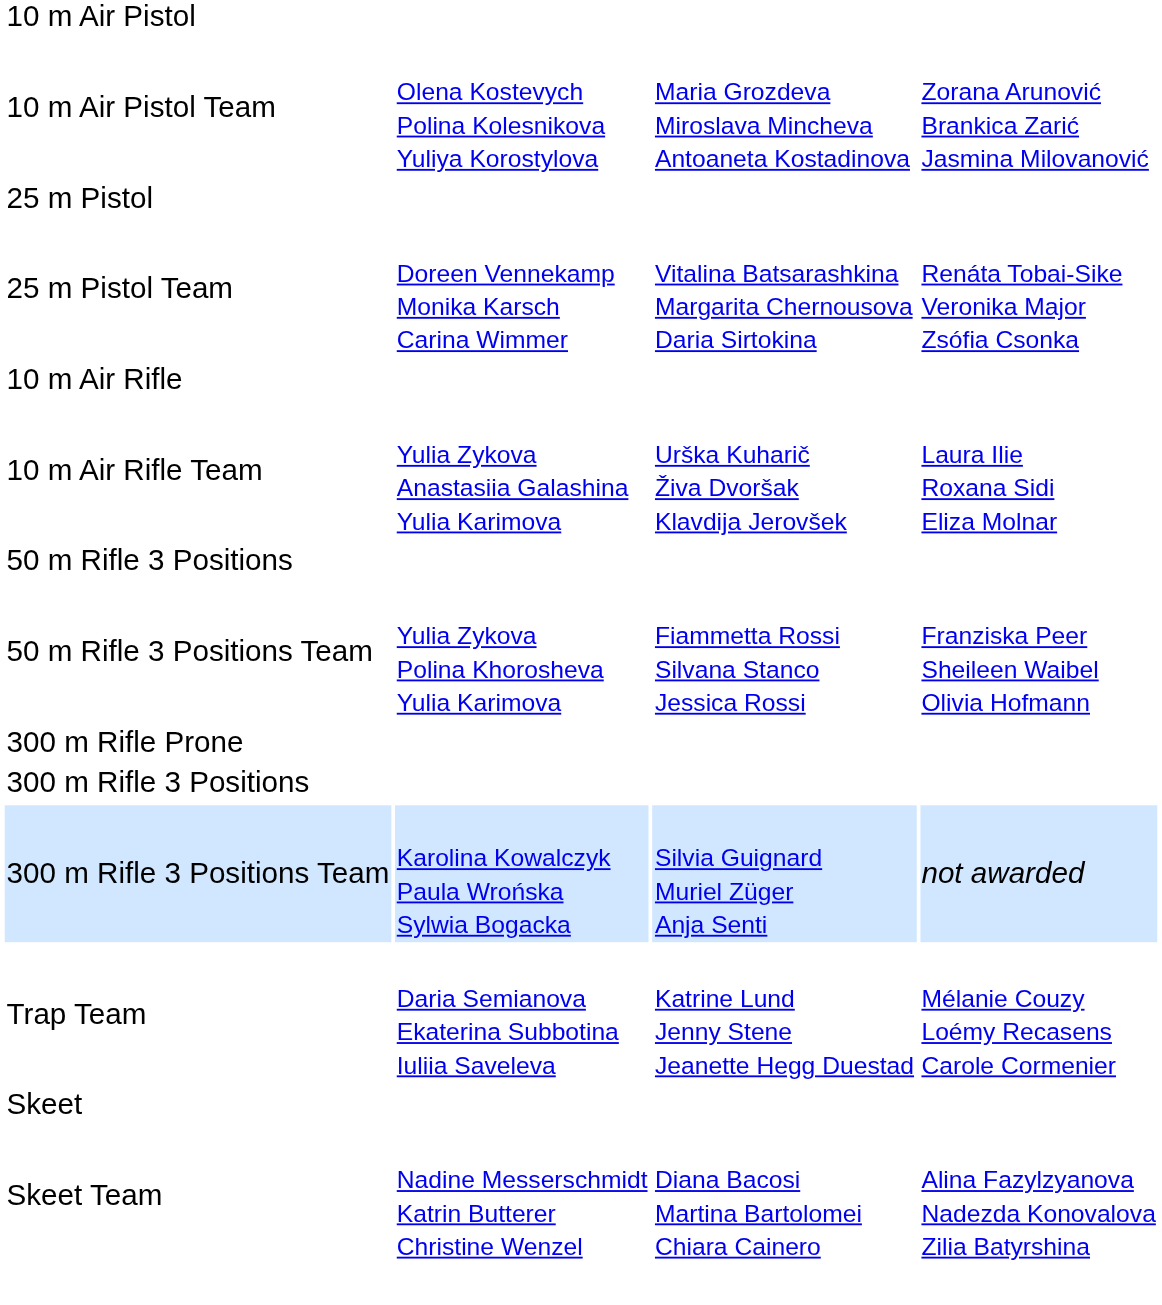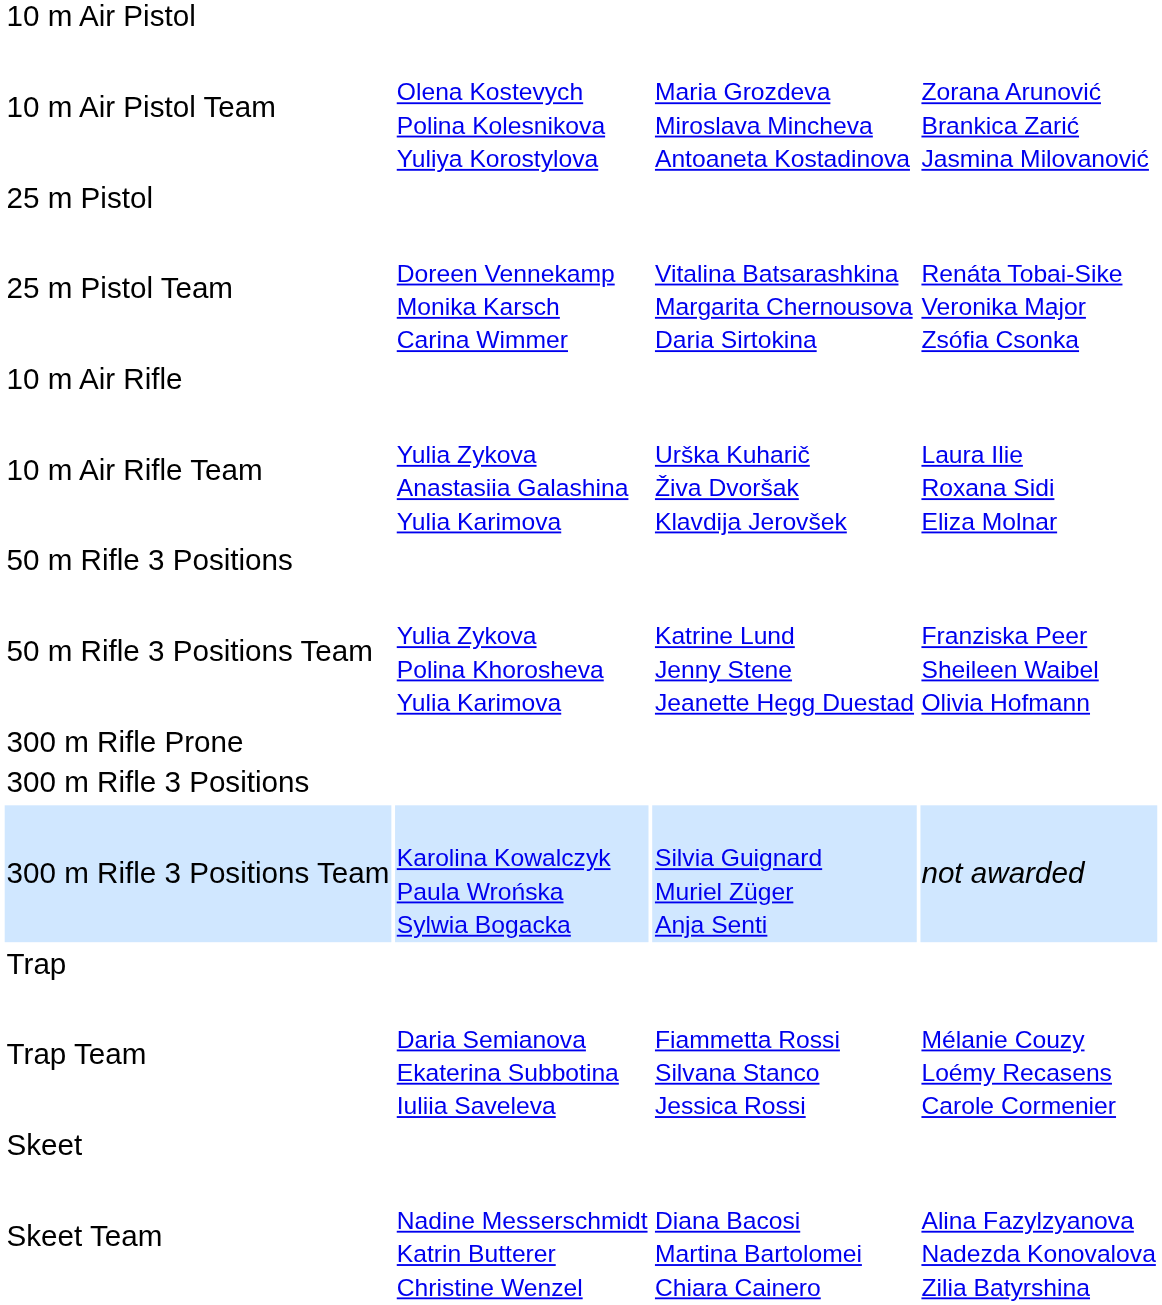(747, 669) Fiammetta Rossi Silvana Stanco Jessica Rossi -> (784, 669) Katrine Lund Jenny Stene Jeanette Hegg Duestad
+ row: (36, 963)
(784, 1032) Katrine Lund Jenny Stene Jeanette Hegg Duestad -> (747, 1073) Fiammetta Rossi Silvana Stanco Jessica Rossi
